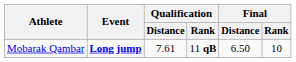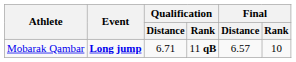(166, 49) 7.61 -> (166, 49) 6.71
(240, 49) 6.50 -> (240, 49) 6.57
